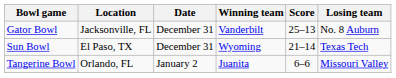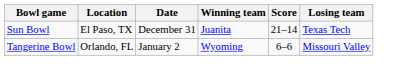- row: (32, 30)
(240, 47) Wyoming -> (216, 30) Juanita
(234, 64) Juanita -> (222, 47) Wyoming
